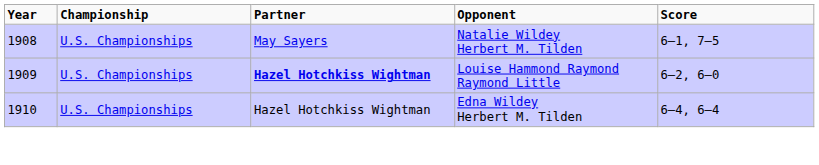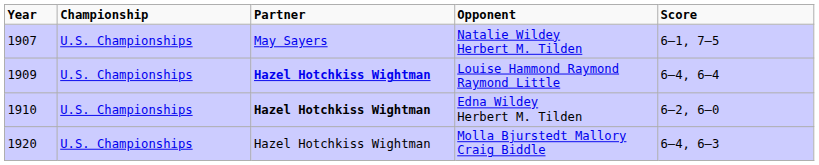(22, 41) 1908 -> (22, 41) 1907
(690, 75) 6–2, 6–0 -> (690, 75) 6–4, 6–4
(342, 109) normal -> (342, 109) bold
(690, 109) 6–4, 6–4 -> (690, 109) 6–2, 6–0
+ row: (542, 143)
